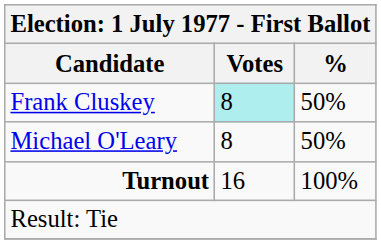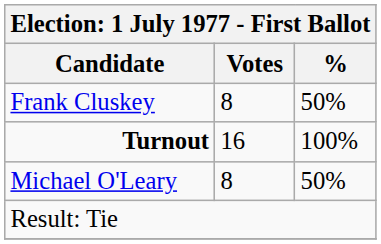(227, 102) paleturquoise background -> (227, 102) no background
rows swapped: (94, 141) <-> (166, 180)
